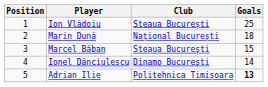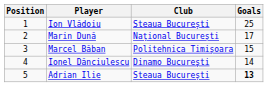(249, 37) 18 -> (249, 37) 17
(171, 50) Steaua București -> (183, 50) Politehnica Timișoara
(183, 75) Politehnica Timișoara -> (171, 75) Steaua București
